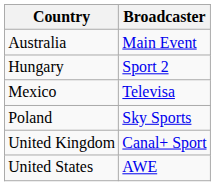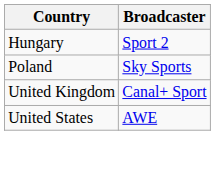- row: (37, 42)
- row: (32, 92)
